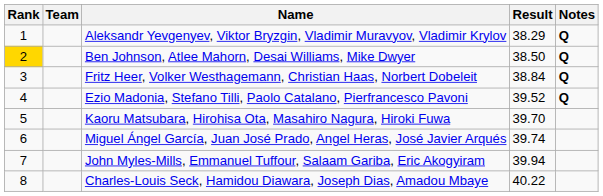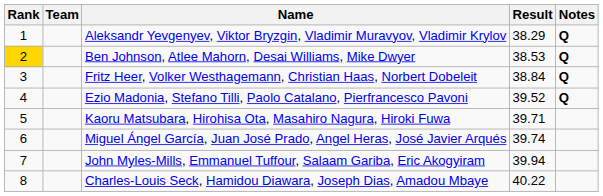(529, 56) 38.50 -> (529, 56) 38.53
(529, 118) 39.70 -> (529, 118) 39.71
